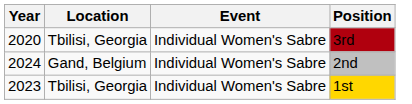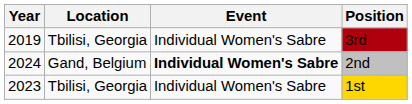(24, 39) 2020 -> (24, 39) 2019
(240, 63) normal -> (246, 63) bold
